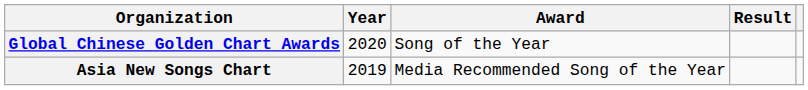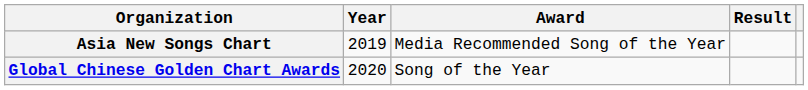rows swapped: (174, 71) <-> (174, 44)
